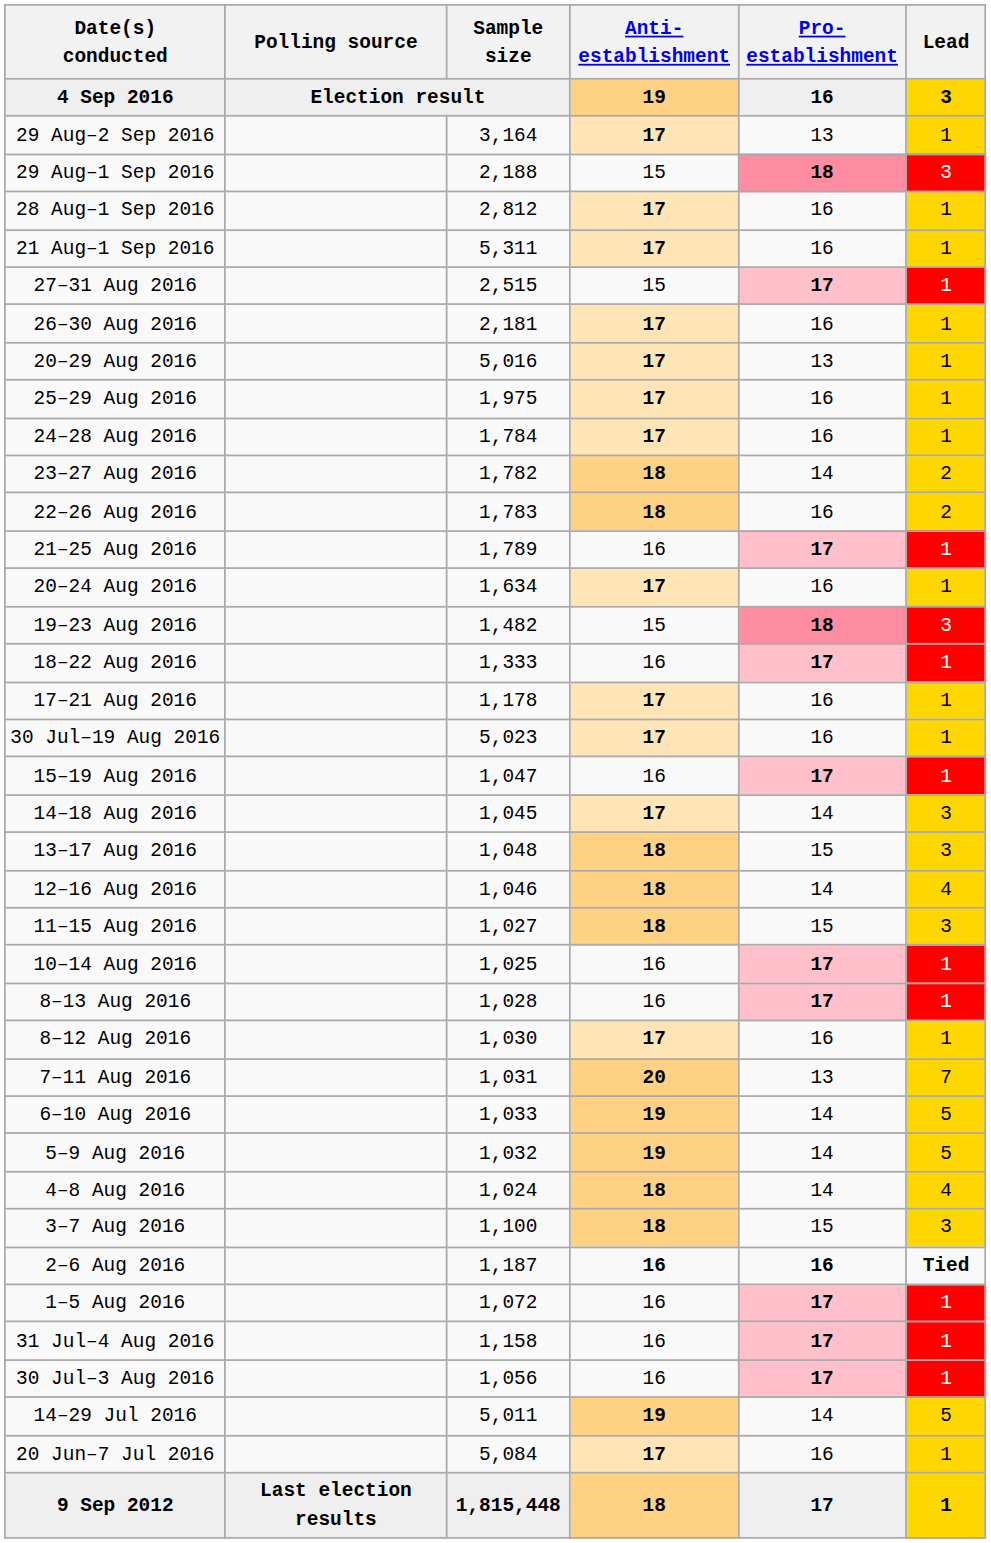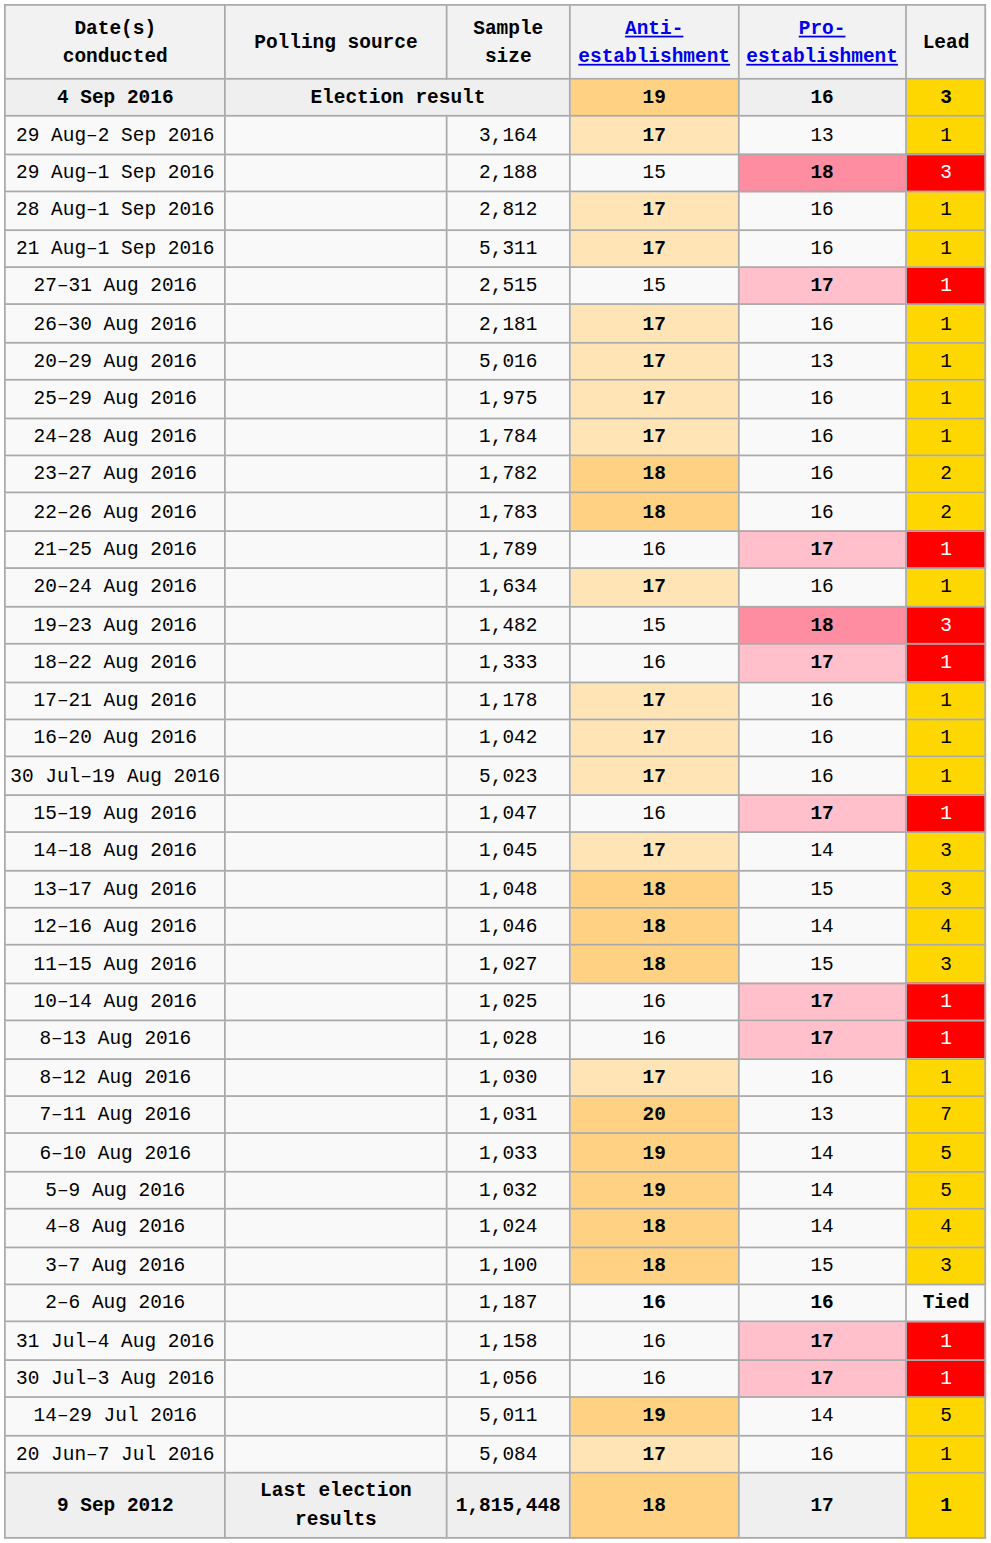(822, 474) 14 -> (822, 474) 16
+ row: (115, 738)
- row: (115, 1303)
